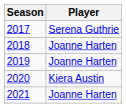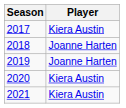(84, 29) Serena Guthrie -> (76, 29) Kiera Austin
(83, 95) Joanne Harten -> (76, 95) Kiera Austin
